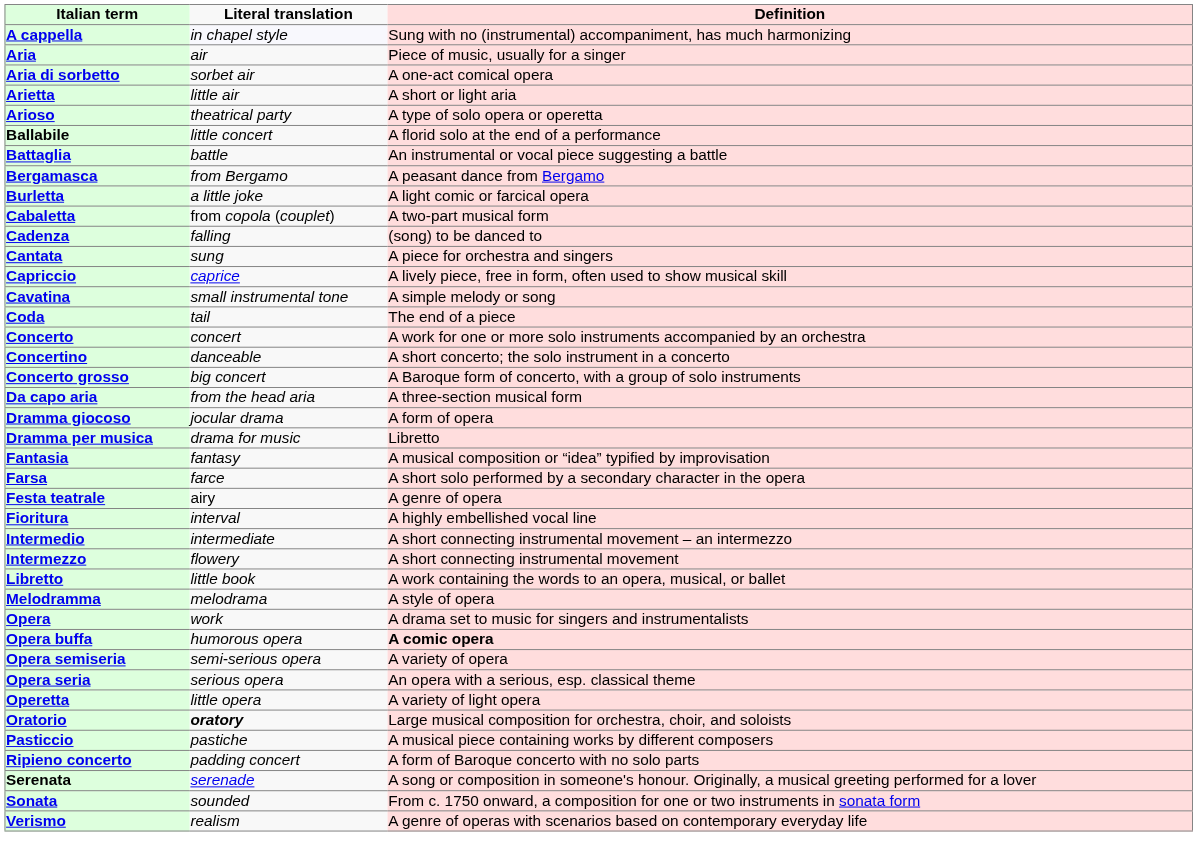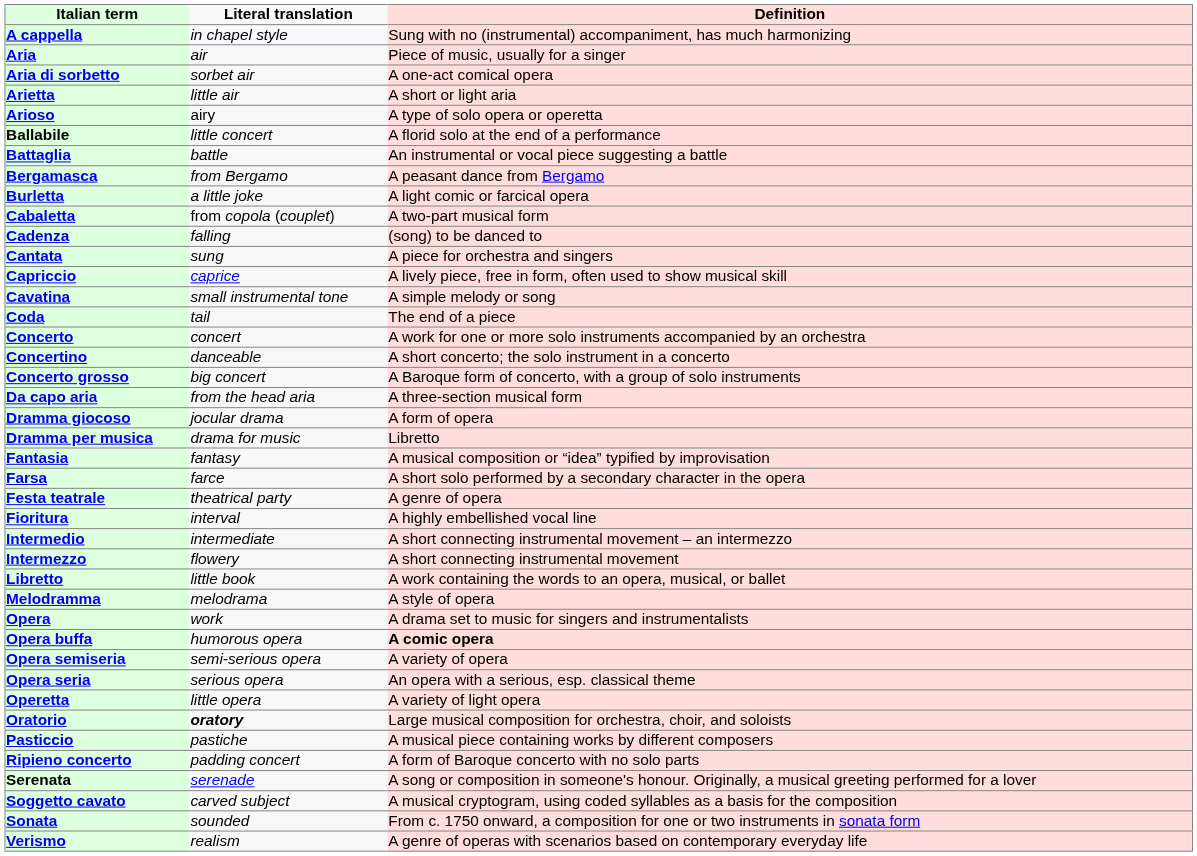(241, 115) theatrical party -> (203, 115) airy
(203, 498) airy -> (241, 498) theatrical party
+ row: (66, 800)
